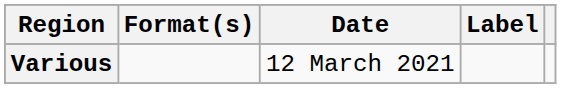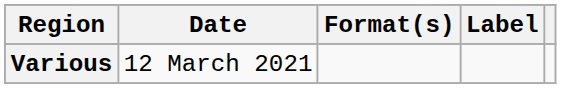columns swapped: (360, 25) <-> (189, 25)
